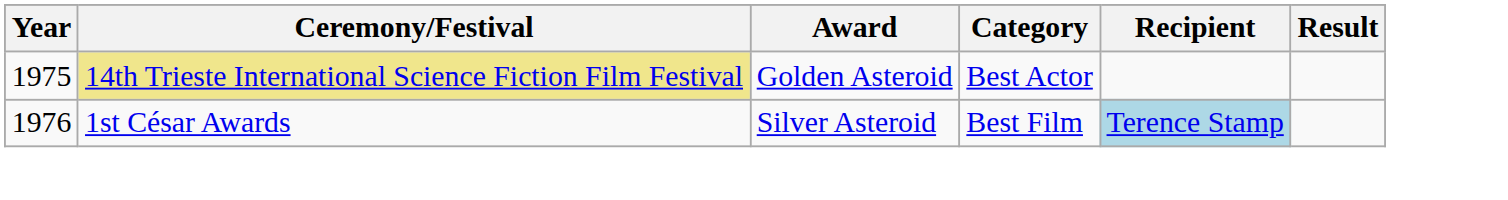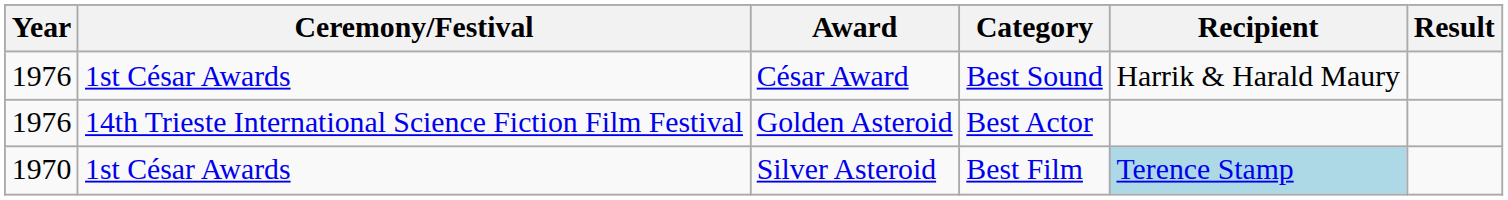+ row: (833, 75)
(42, 75) 1975 -> (42, 122) 1976
(414, 75) khaki background -> (414, 122) no background
(42, 122) 1976 -> (42, 169) 1970
